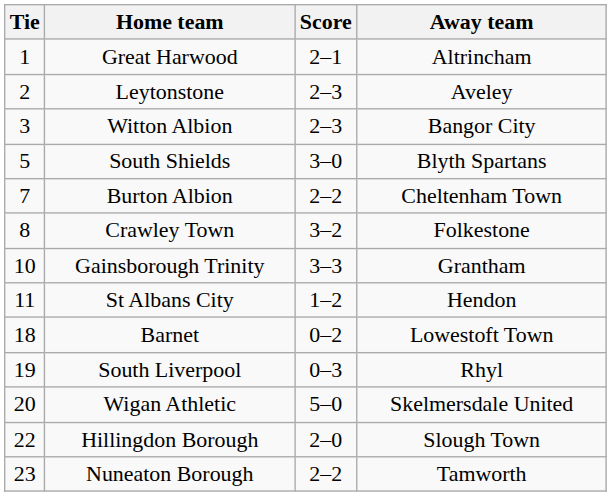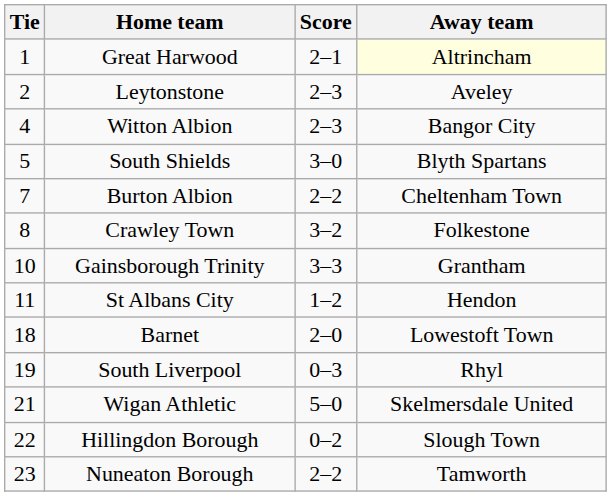(482, 56) no background -> (482, 56) lightyellow background
(25, 126) 3 -> (25, 126) 4
(326, 334) 0–2 -> (326, 334) 2–0
(25, 404) 20 -> (25, 404) 21
(326, 439) 2–0 -> (326, 439) 0–2
